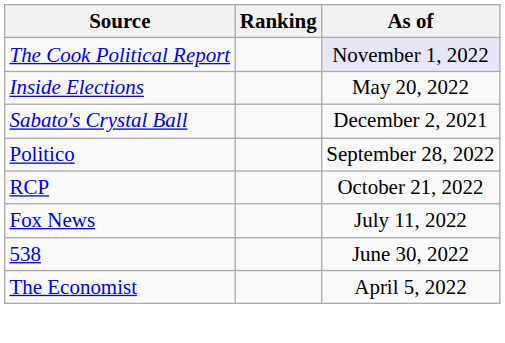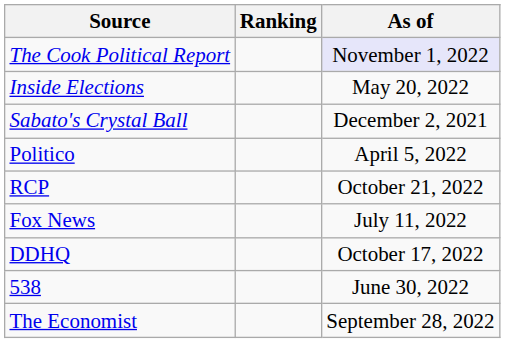(410, 154) September 28, 2022 -> (410, 154) April 5, 2022
+ row: (40, 253)
(410, 287) April 5, 2022 -> (410, 320) September 28, 2022
